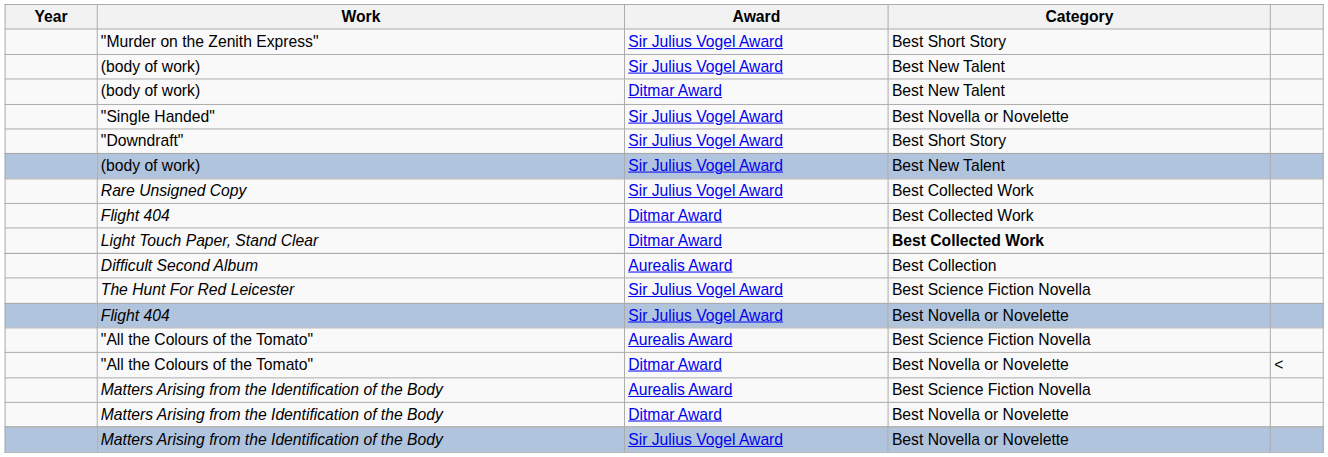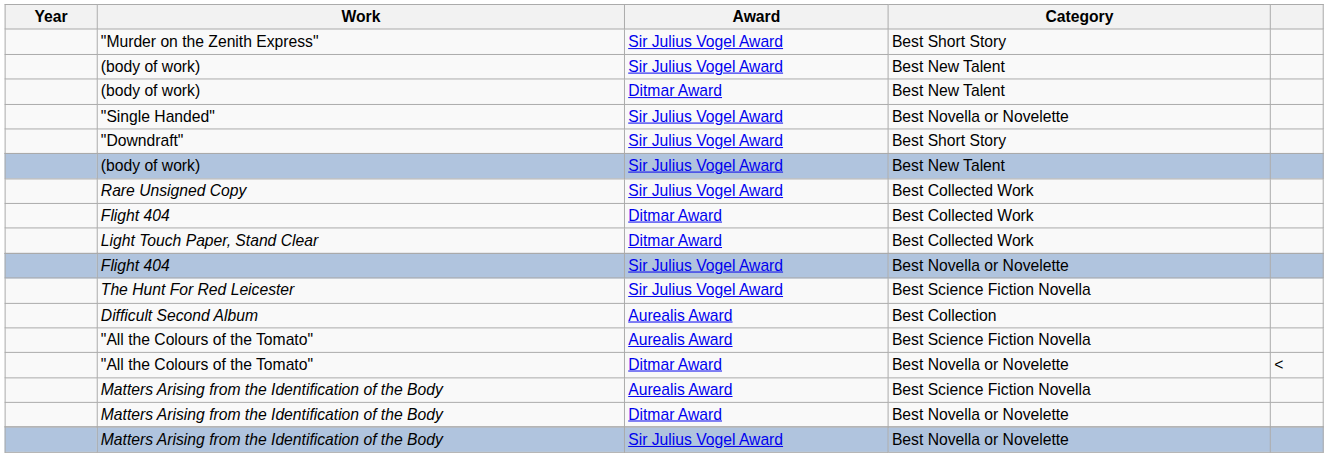(968, 240) bold -> (963, 240) normal
rows swapped: (135, 315) <-> (179, 265)
